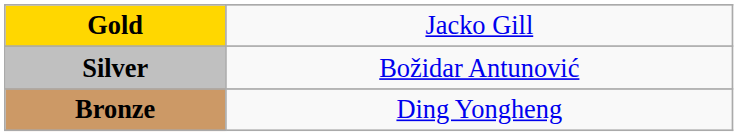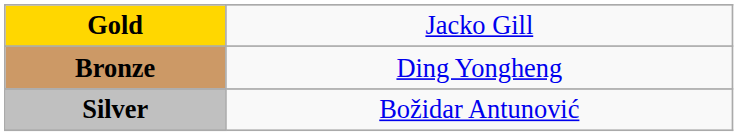rows swapped: (115, 67) <-> (115, 109)
